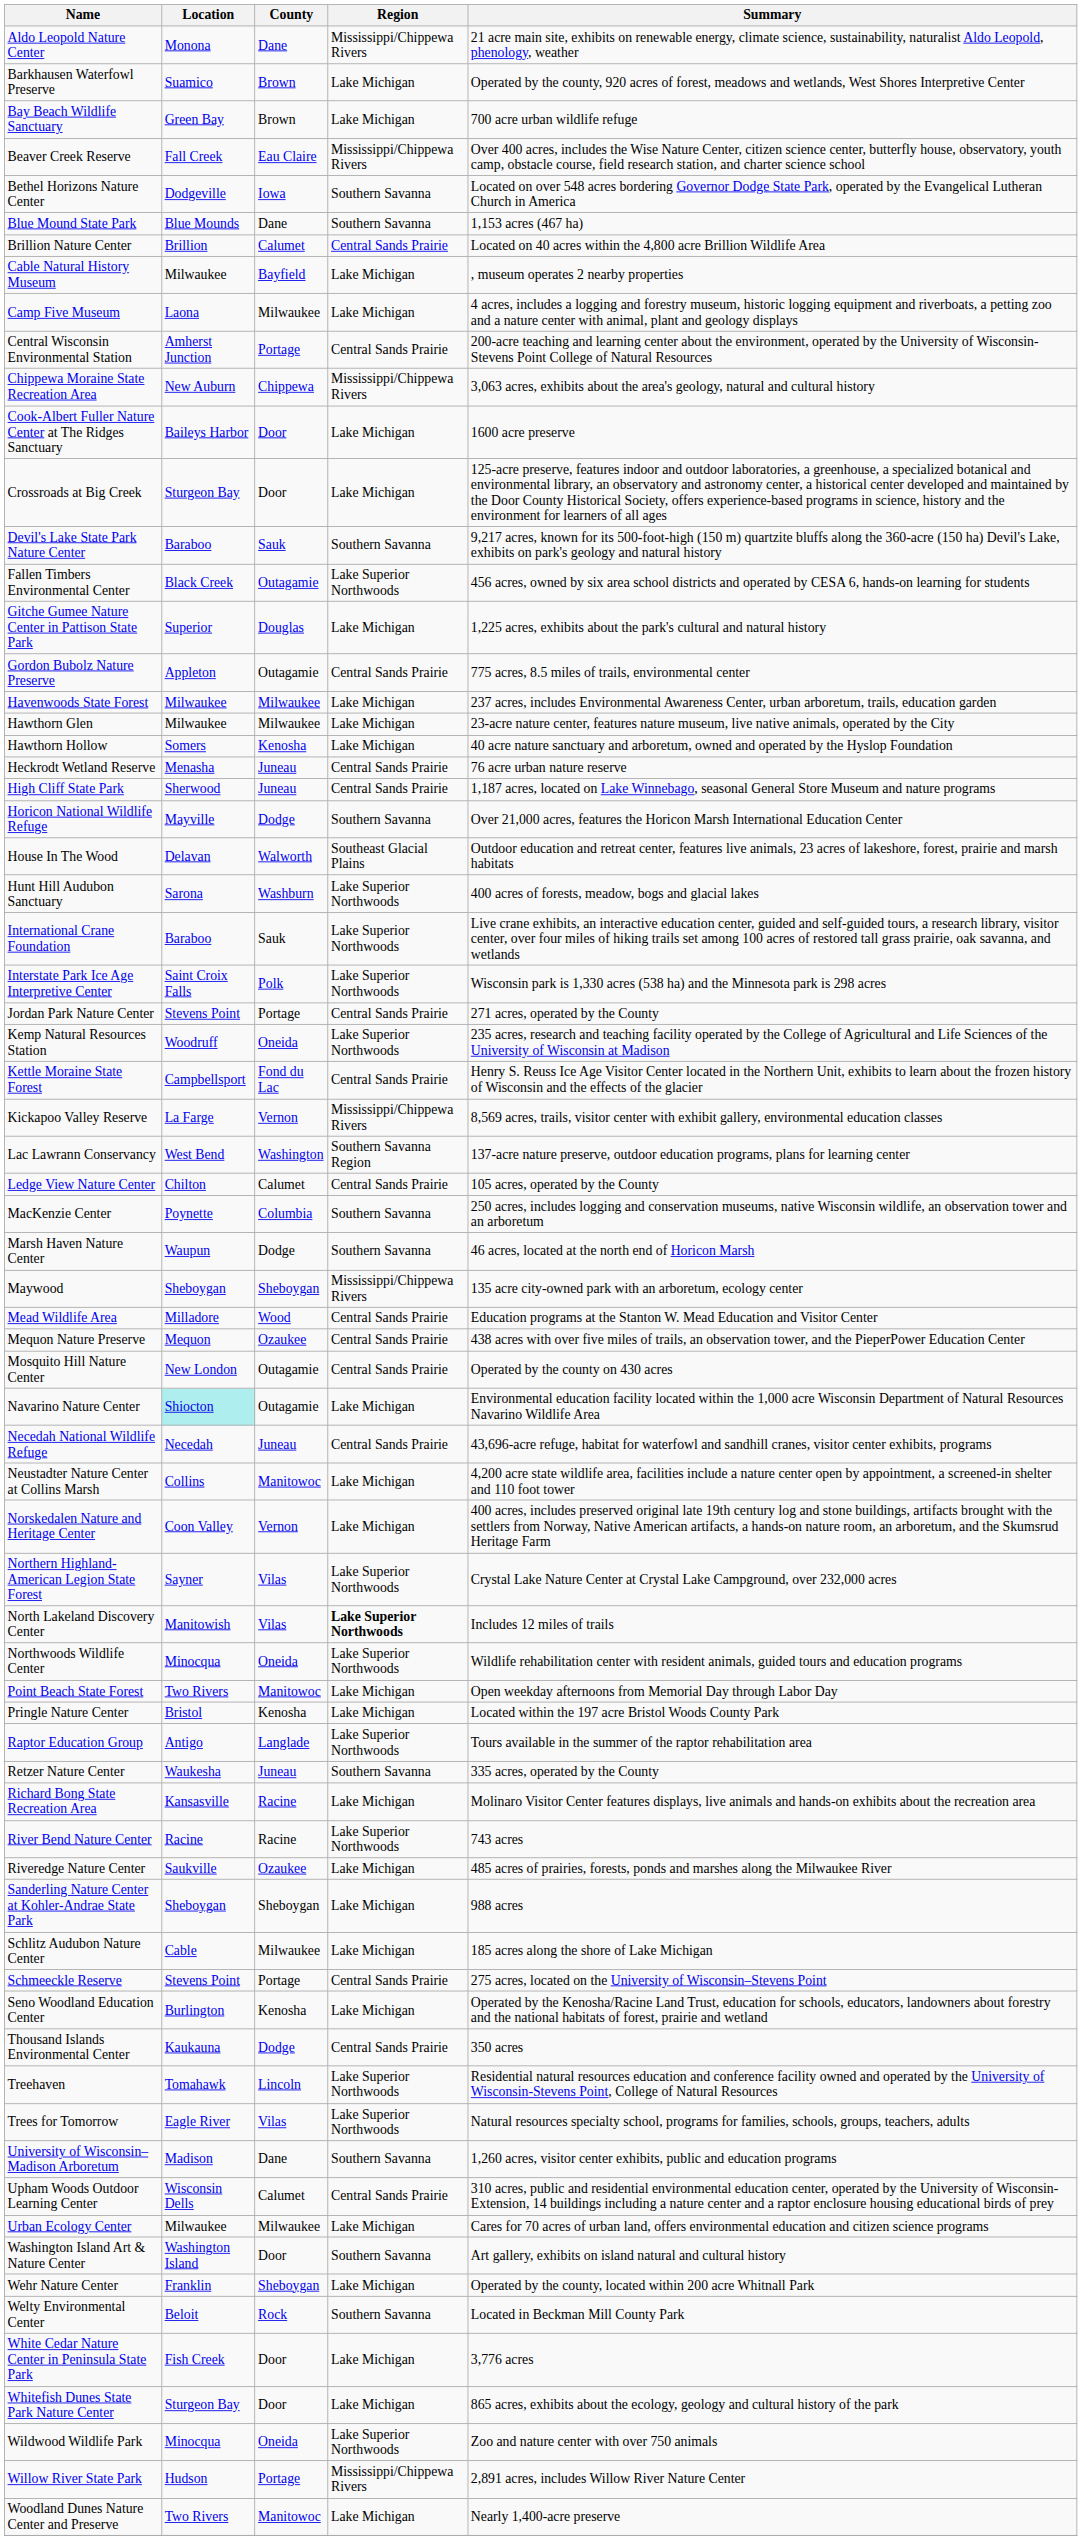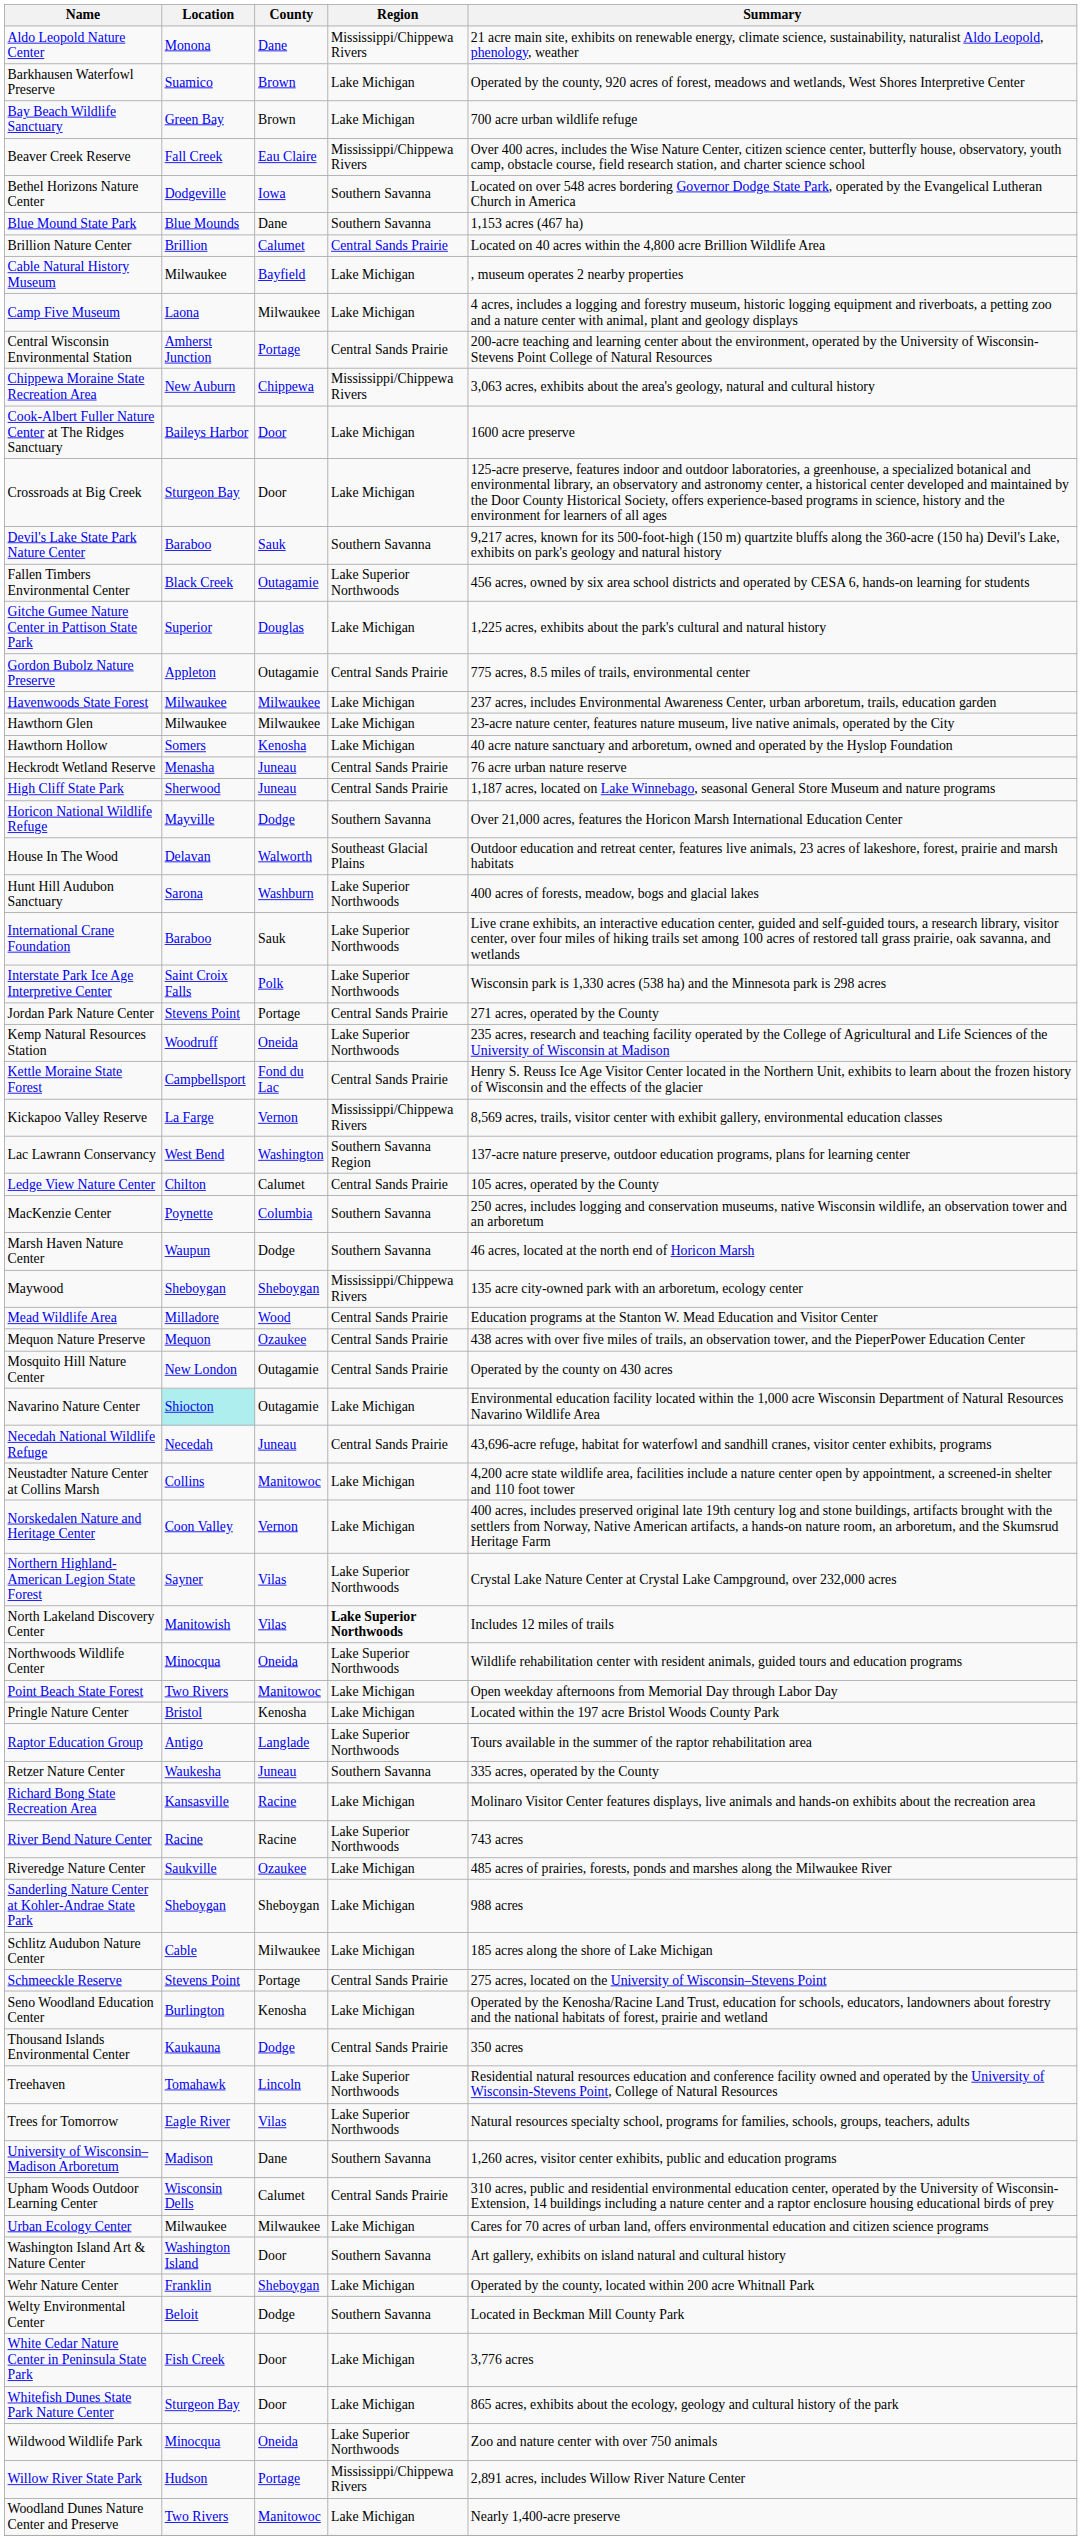(273, 2314) Rock -> (276, 2314) Dodge
